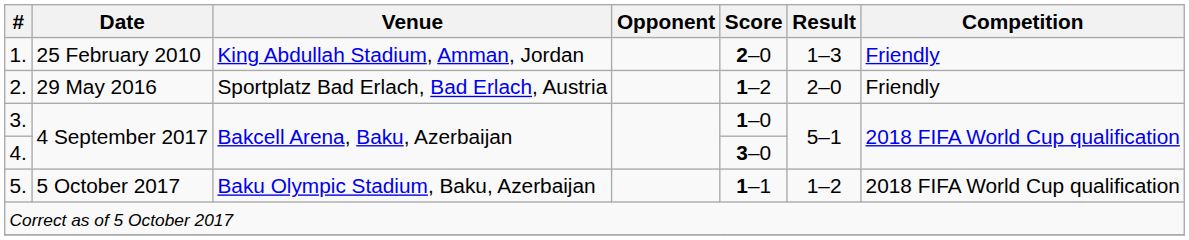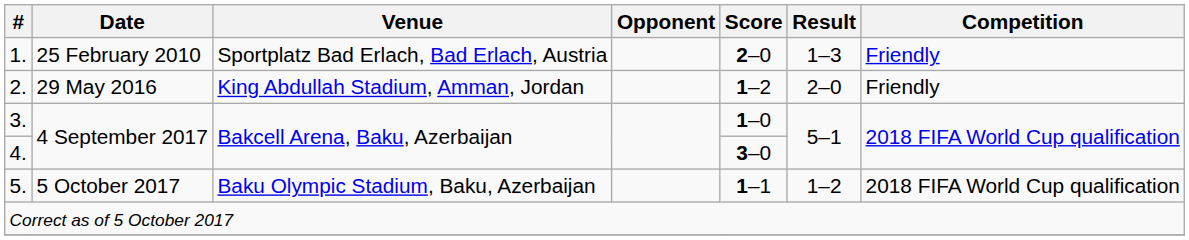(401, 54) King Abdullah Stadium, Amman, Jordan -> (412, 54) Sportplatz Bad Erlach, Bad Erlach, Austria
(412, 87) Sportplatz Bad Erlach, Bad Erlach, Austria -> (401, 87) King Abdullah Stadium, Amman, Jordan
